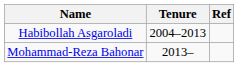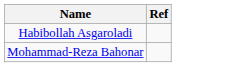- column: (178, 14)
